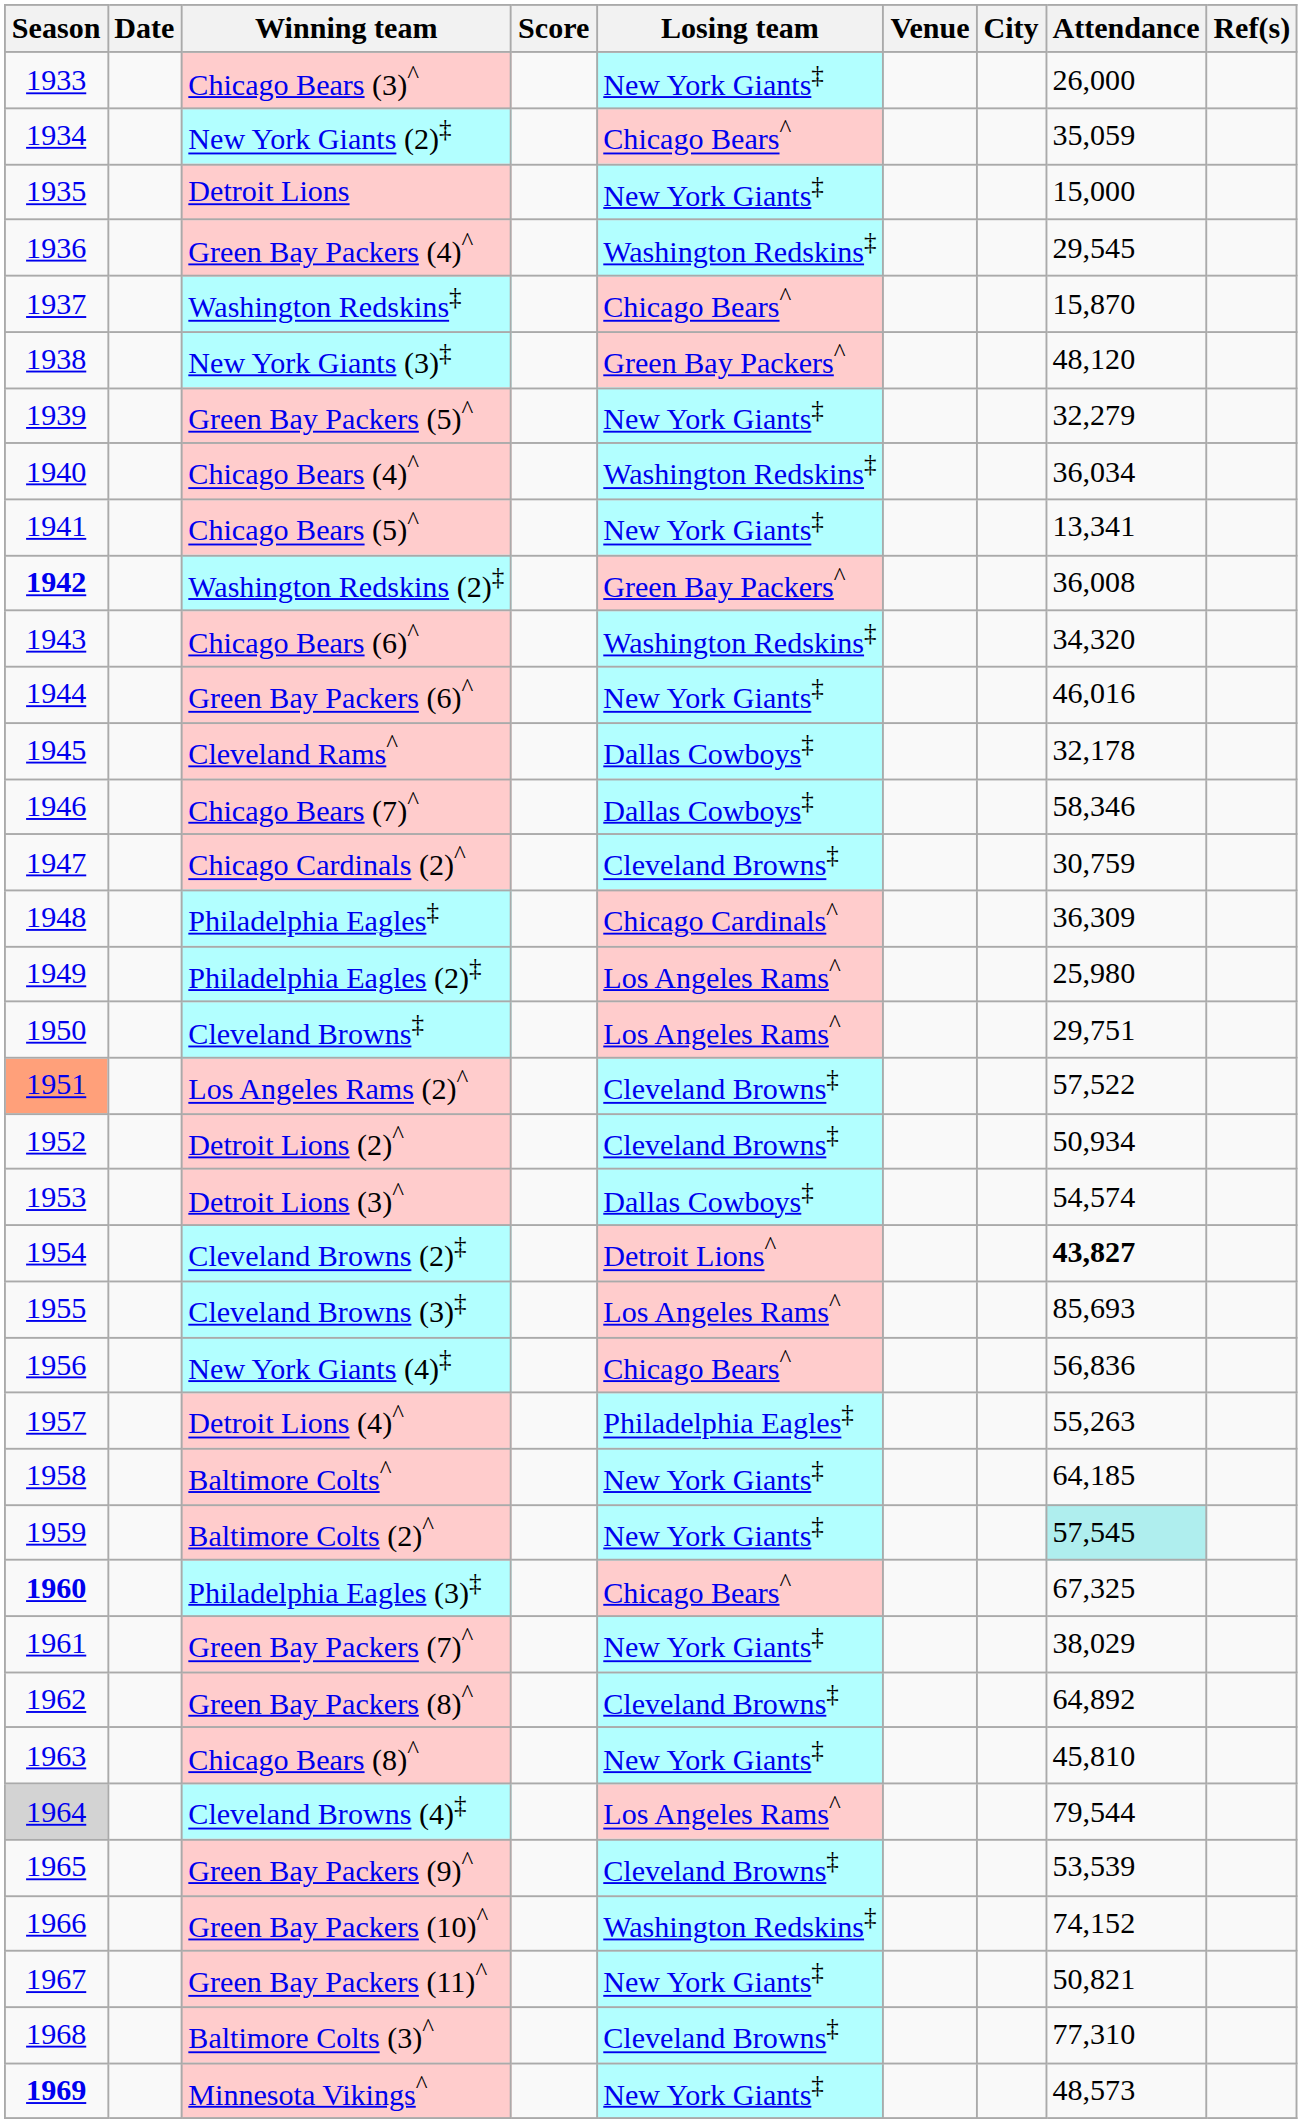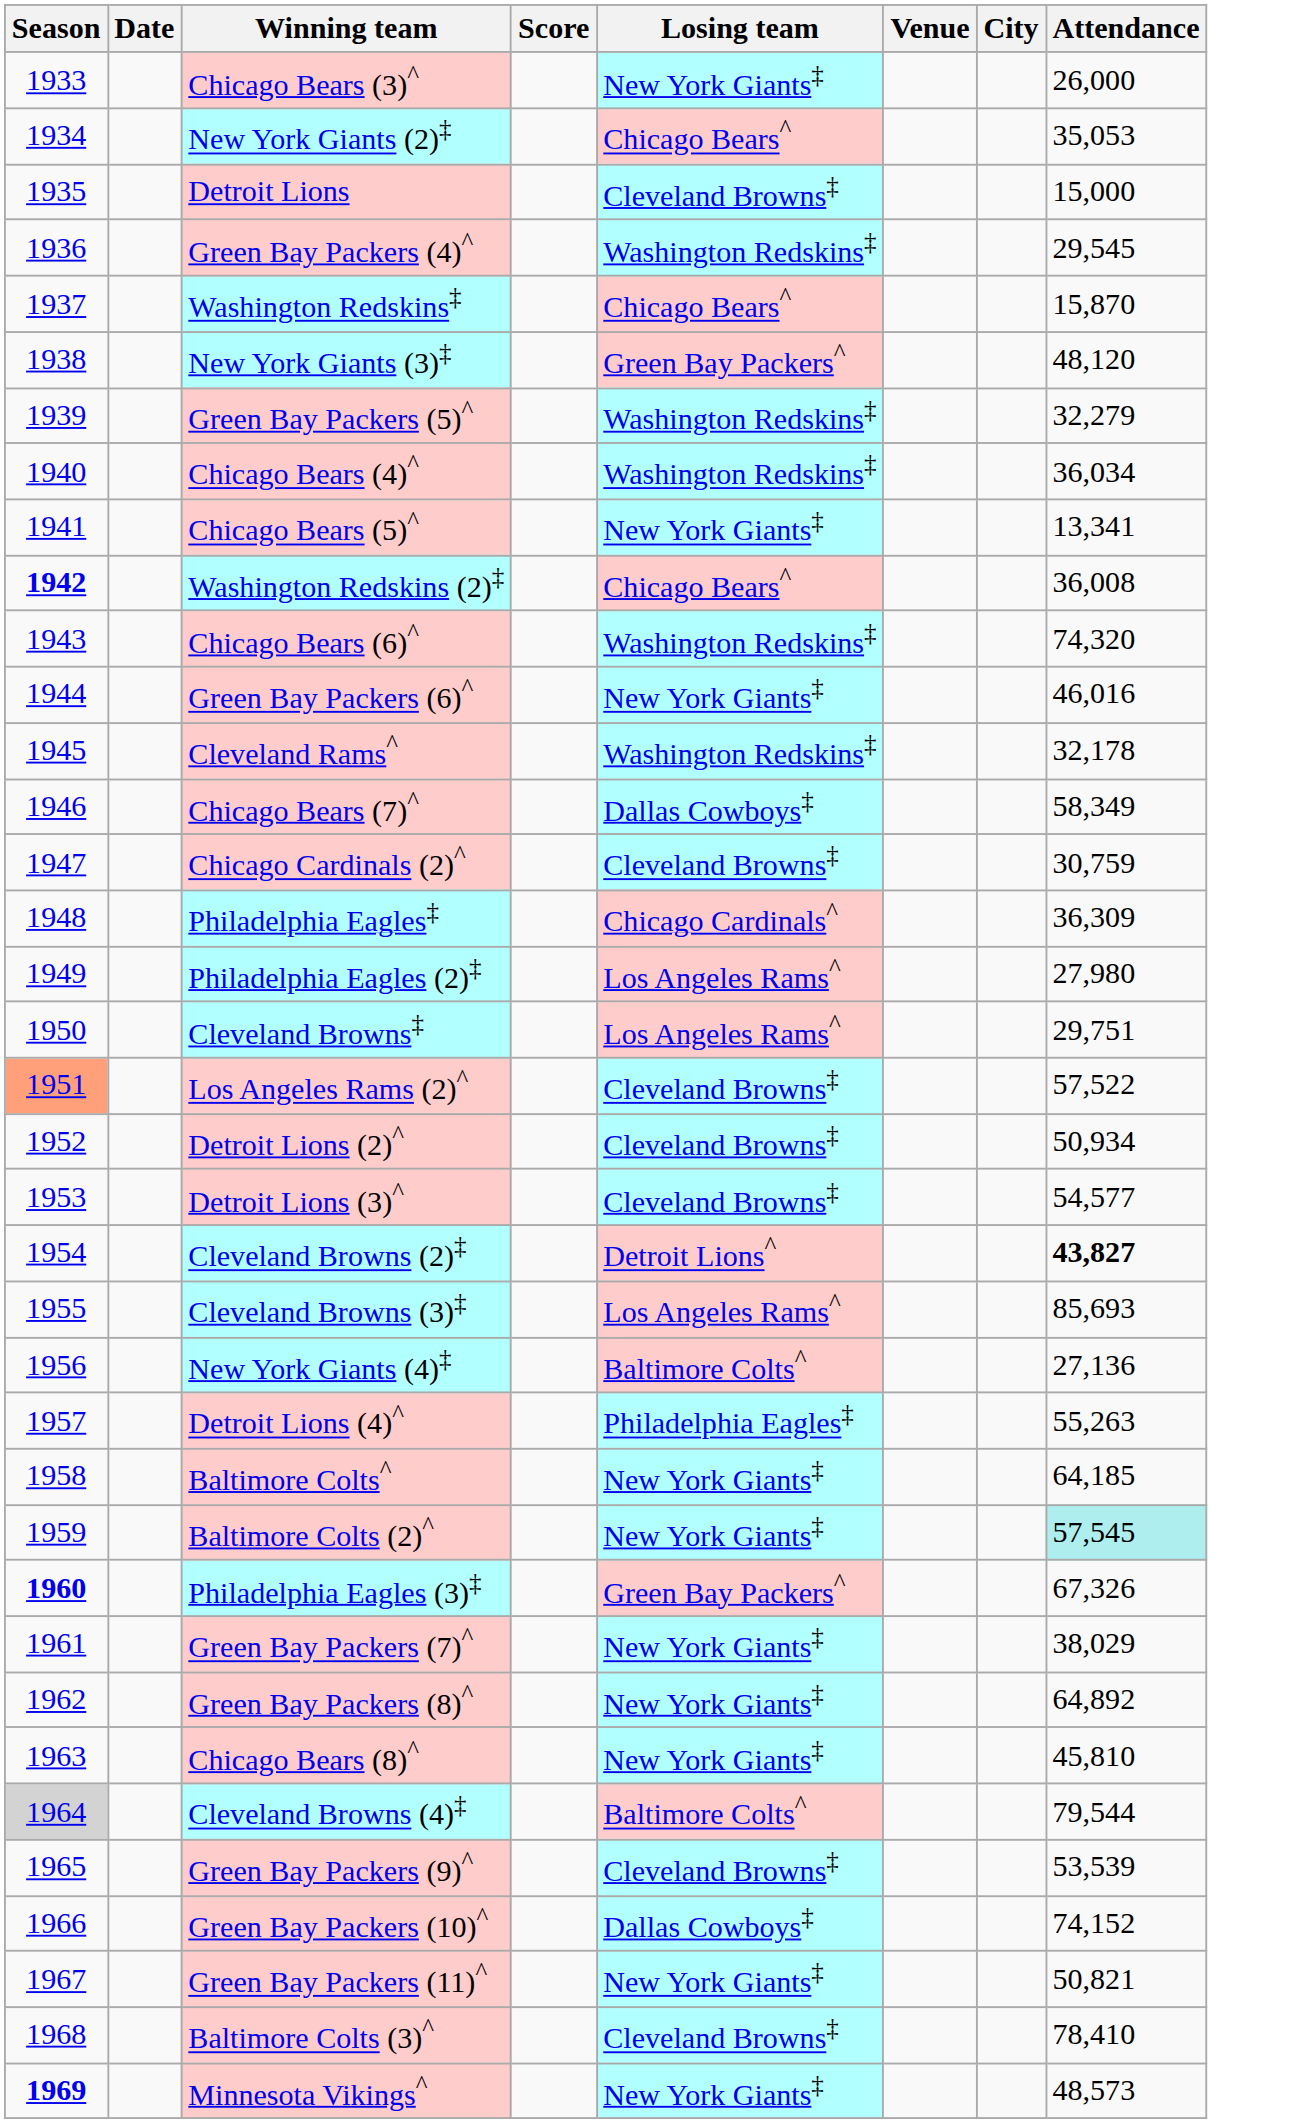- column: (1252, 28)
(1094, 135) 35,059 -> (1094, 135) 35,053
(714, 191) New York Giants‡ -> (721, 191) Cleveland Browns‡
(714, 415) New York Giants‡ -> (740, 415) Washington Redskins‡
(724, 582) Green Bay Packers^ -> (697, 582) Chicago Bears^
(1094, 638) 34,320 -> (1094, 638) 74,320
(709, 750) Dallas Cowboys‡ -> (740, 750) Washington Redskins‡
(1094, 806) 58,346 -> (1094, 806) 58,349
(1094, 973) 25,980 -> (1094, 973) 27,980
(709, 1196) Dallas Cowboys‡ -> (721, 1196) Cleveland Browns‡
(1094, 1196) 54,574 -> (1094, 1196) 54,577
(697, 1364) Chicago Bears^ -> (705, 1364) Baltimore Colts^
(1094, 1364) 56,836 -> (1094, 1364) 27,136
(697, 1587) Chicago Bears^ -> (724, 1587) Green Bay Packers^
(1094, 1587) 67,325 -> (1094, 1587) 67,326
(721, 1699) Cleveland Browns‡ -> (714, 1699) New York Giants‡
(722, 1811) Los Angeles Rams^ -> (705, 1811) Baltimore Colts^
(740, 1922) Washington Redskins‡ -> (709, 1922) Dallas Cowboys‡
(1094, 2034) 77,310 -> (1094, 2034) 78,410
